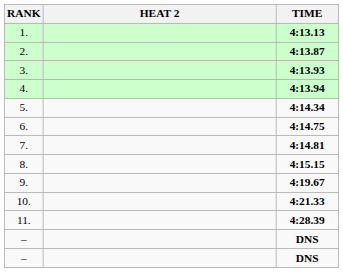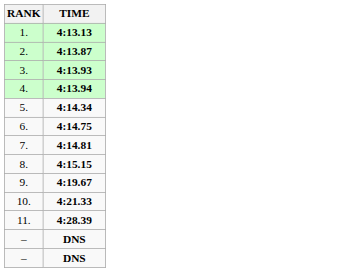- column: (160, 14)
